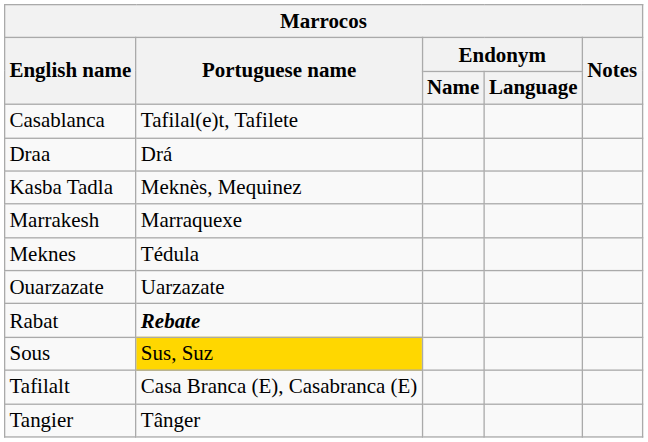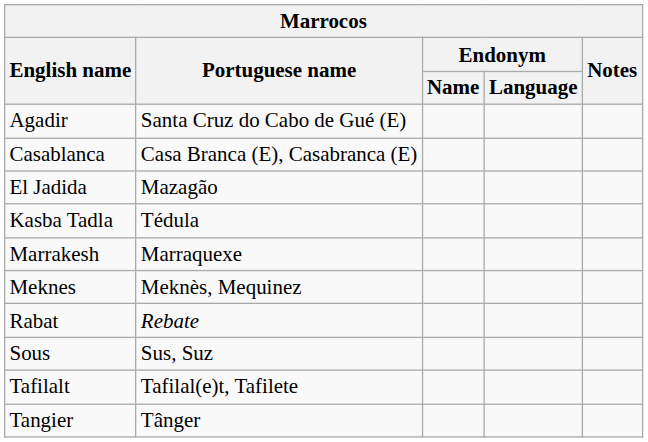+ row: (39, 120)
(220, 120) Tafilal(e)t, Tafilete -> (279, 154) Casa Branca (E), Casabranca (E)
- row: (30, 154)
+ row: (48, 187)
(221, 187) Meknès, Mequinez -> (170, 220) Tédula
(170, 253) Tédula -> (221, 287) Meknès, Mequinez
- row: (57, 287)
(171, 320) bold -> (170, 320) normal
(177, 353) gold background -> (177, 353) no background
(279, 386) Casa Branca (E), Casabranca (E) -> (220, 386) Tafilal(e)t, Tafilete
